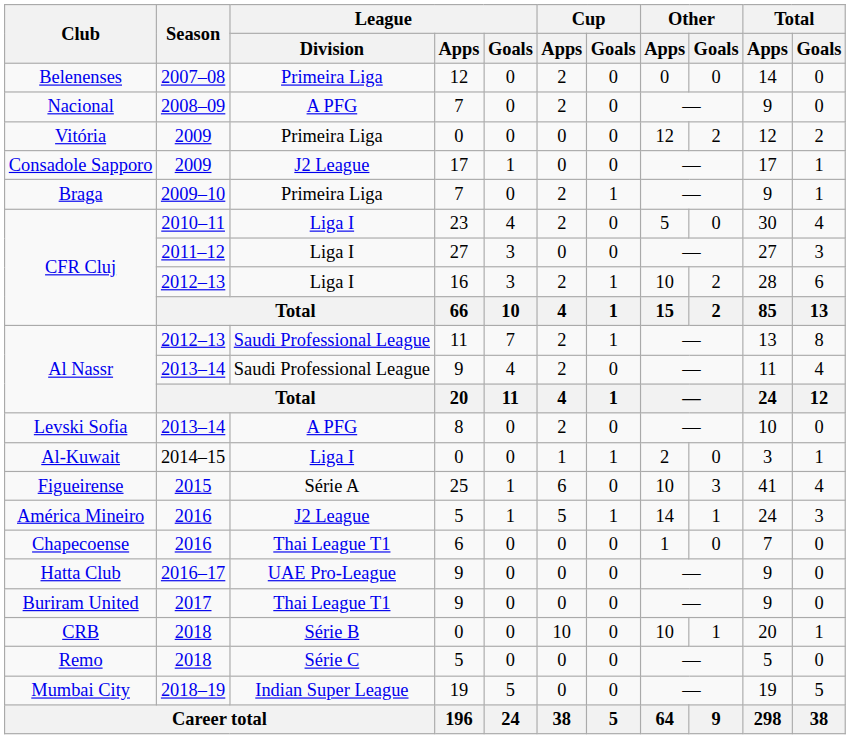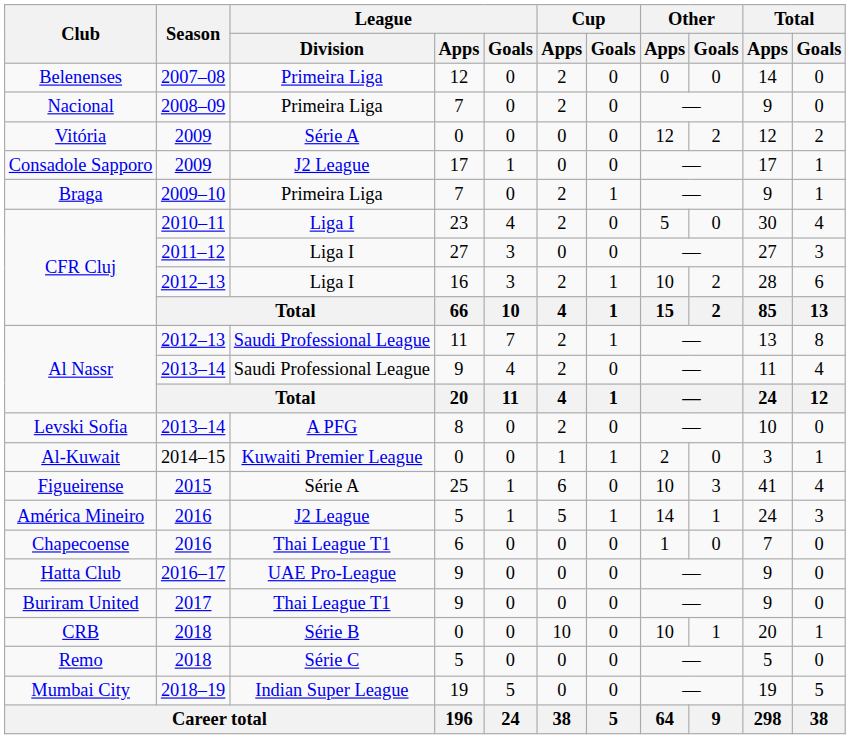(332, 106) A PFG -> (332, 106) Primeira Liga
(332, 135) Primeira Liga -> (332, 135) Série A
(332, 456) Liga I -> (332, 456) Kuwaiti Premier League
